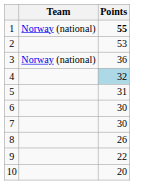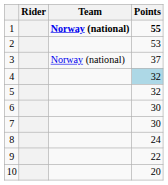+ column: (34, 12)
(58, 28) normal -> (90, 28) bold
(122, 60) 36 -> (156, 60) 37
(122, 92) 31 -> (156, 92) 32
(122, 140) 26 -> (156, 140) 24
